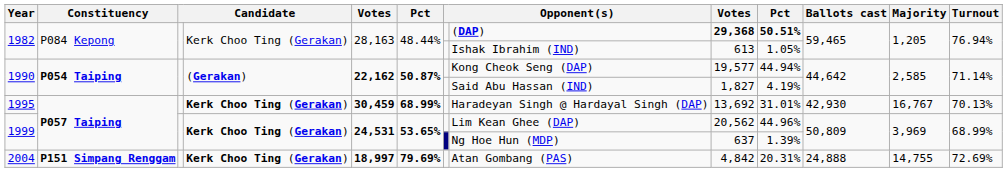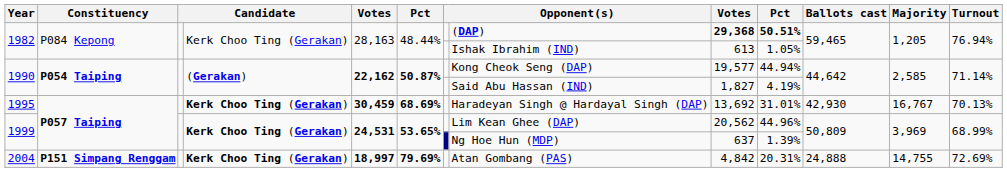(420, 104) 68.99% -> (420, 104) 68.69%
